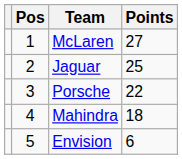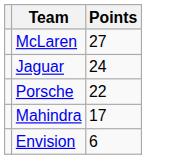- column: (30, 17)
(134, 66) 25 -> (98, 66) 24
(134, 116) 18 -> (98, 116) 17
